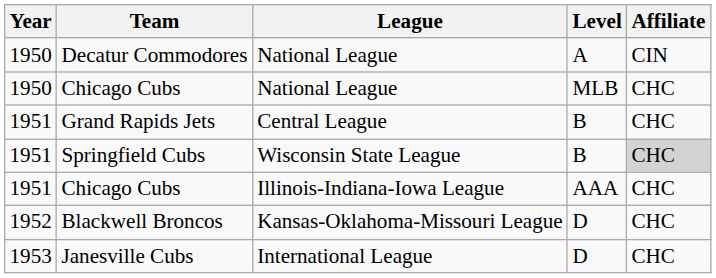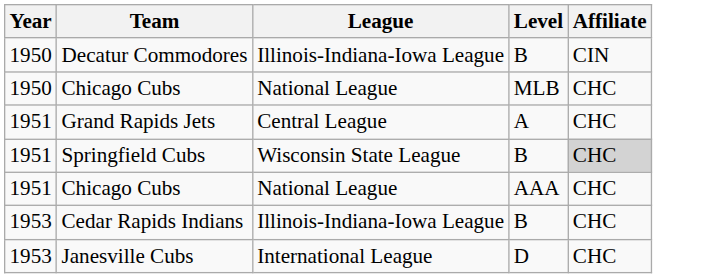(327, 54) National League -> (381, 54) Illinois-Indiana-Iowa League
(580, 54) A -> (521, 54) B
(580, 121) B -> (521, 121) A
(381, 188) Illinois-Indiana-Iowa League -> (327, 188) National League
- row: (31, 222)
+ row: (31, 222)
